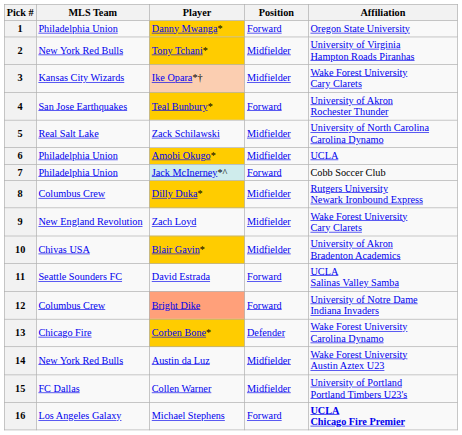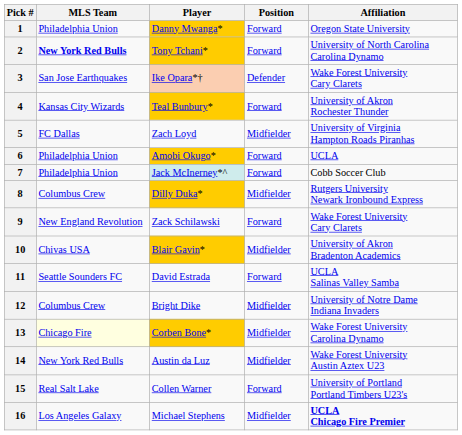(81, 50) normal -> (82, 50) bold
(269, 50) Midfielder -> (264, 50) Forward
(362, 50) University of Virginia Hampton Roads Piranhas -> (370, 50) University of North Carolina Carolina Dynamo
(81, 78) Kansas City Wizards -> (83, 78) San Jose Earthquakes
(269, 78) Midfielder -> (266, 78) Defender
(83, 106) San Jose Earthquakes -> (81, 106) Kansas City Wizards
(69, 134) Real Salt Lake -> (59, 134) FC Dallas
(186, 134) Zack Schilawski -> (174, 134) Zach Loyd
(370, 134) University of North Carolina Carolina Dynamo -> (362, 134) University of Virginia Hampton Roads Piranhas
(269, 156) Midfielder -> (264, 156) Forward
(174, 222) Zach Loyd -> (186, 222) Zack Schilawski
(269, 222) Midfielder -> (264, 222) Forward
(176, 305) lightsalmon background -> (176, 305) no background
(264, 305) Forward -> (269, 305) Midfielder
(65, 333) no background -> (65, 333) lightyellow background
(266, 333) Defender -> (269, 333) Midfielder
(59, 388) FC Dallas -> (69, 388) Real Salt Lake
(269, 388) Midfielder -> (264, 388) Forward
(264, 416) Forward -> (269, 416) Midfielder
